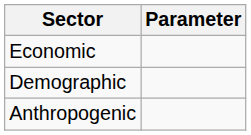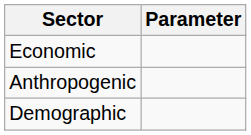rows swapped: (68, 82) <-> (73, 113)
